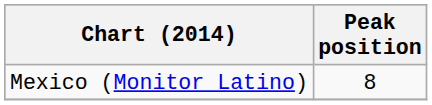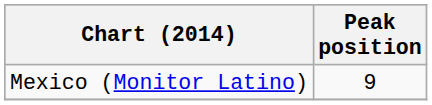(370, 82) 8 -> (370, 82) 9
